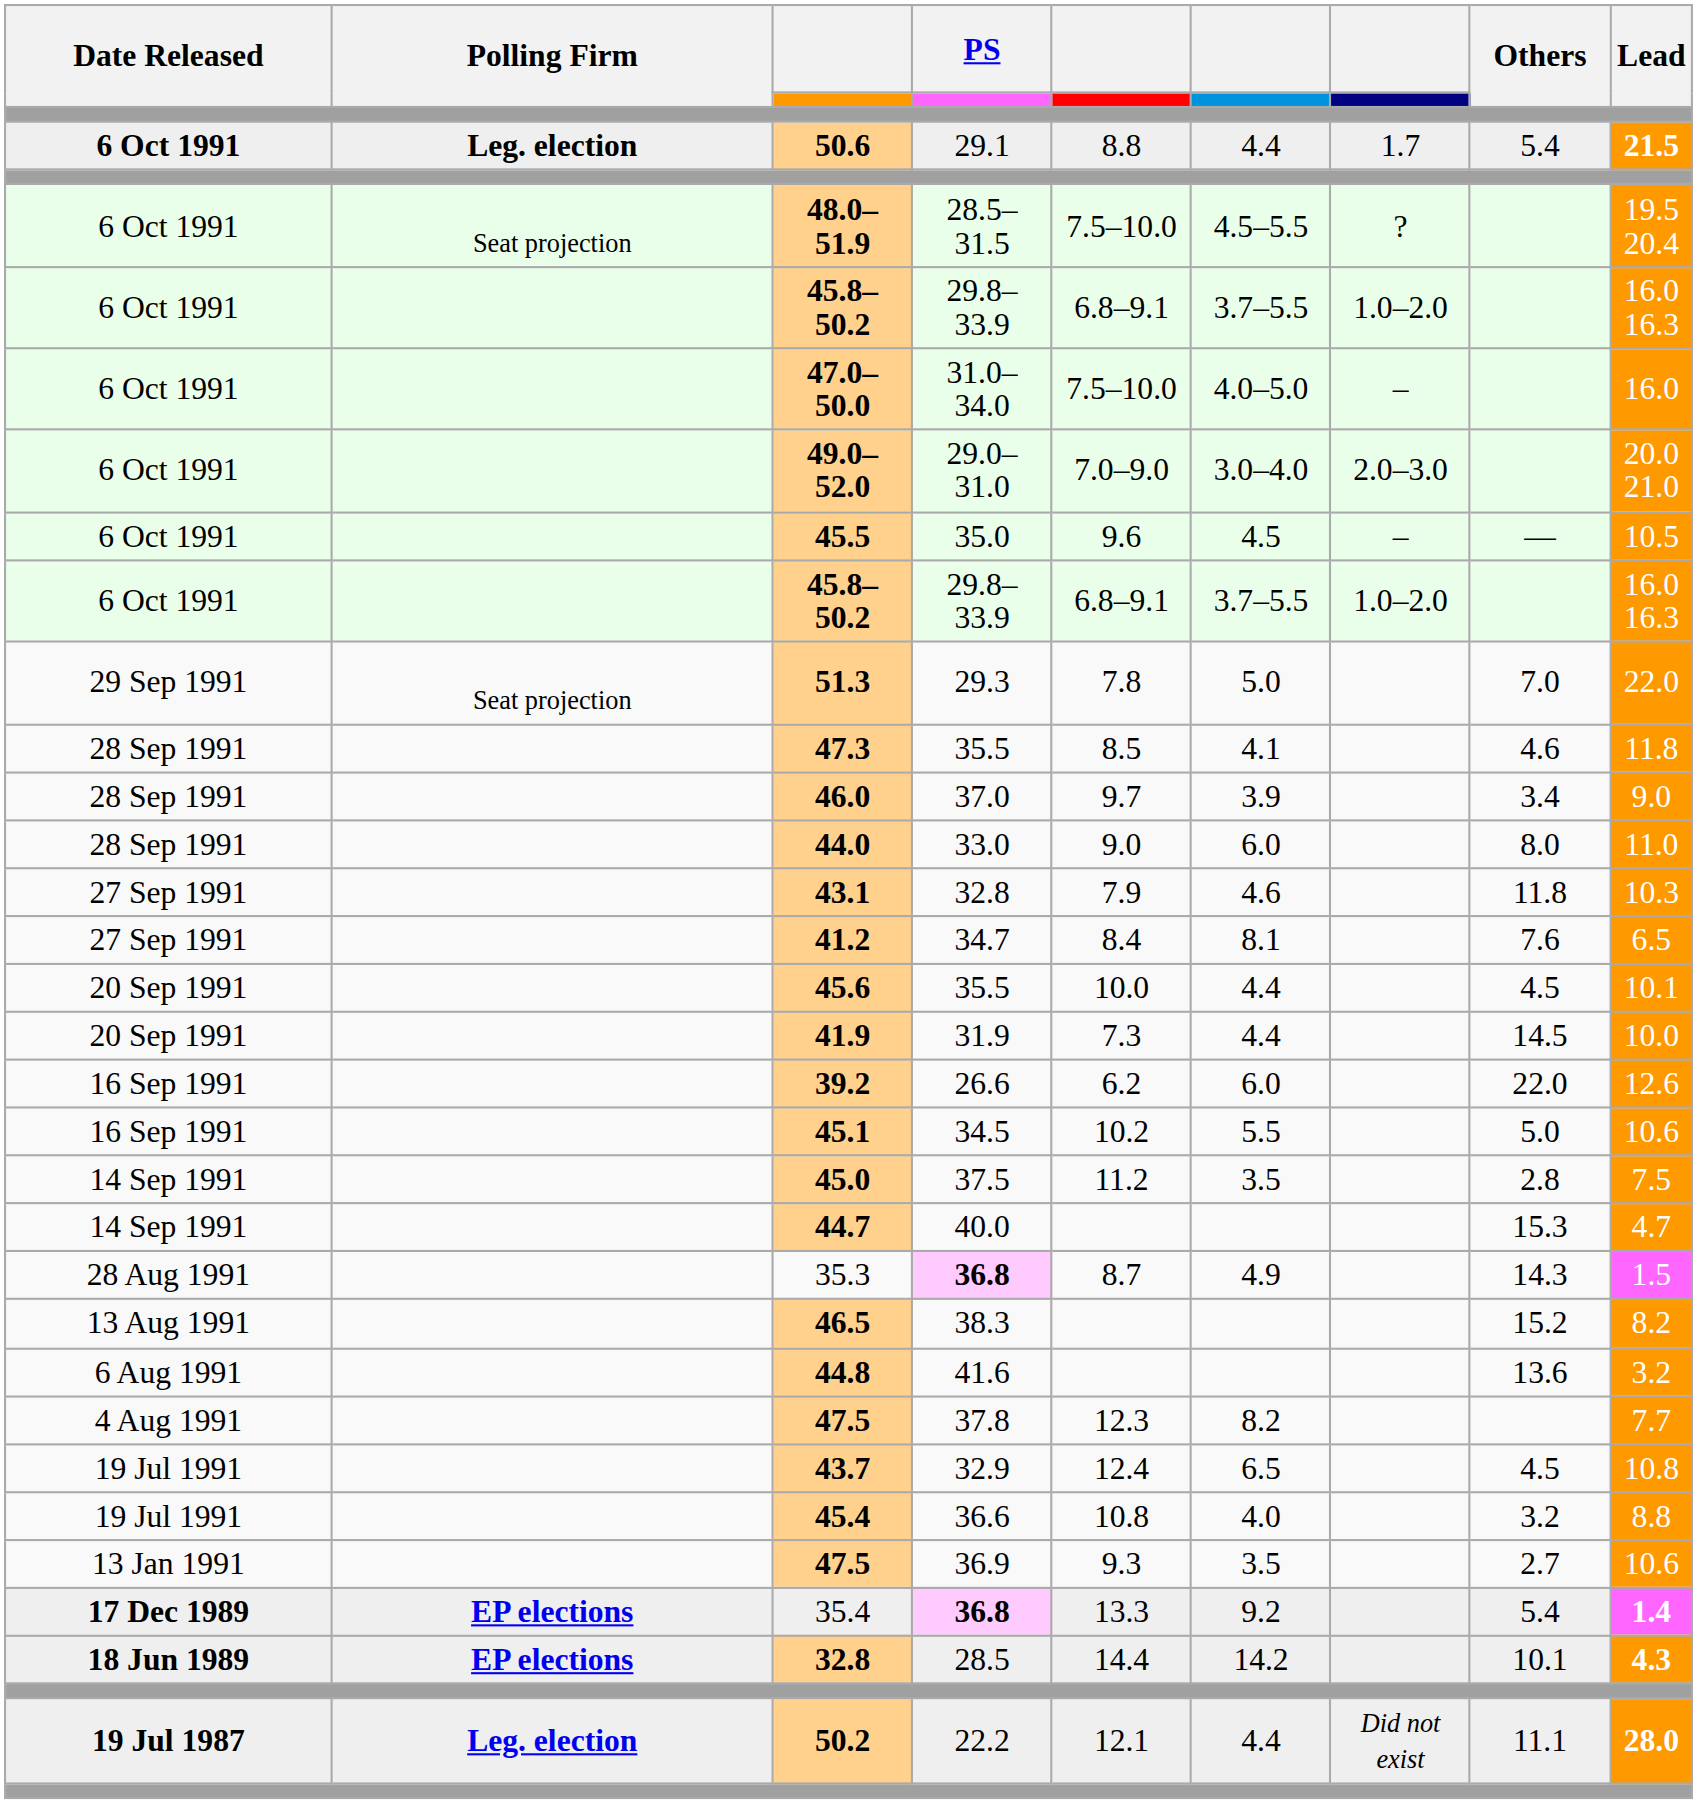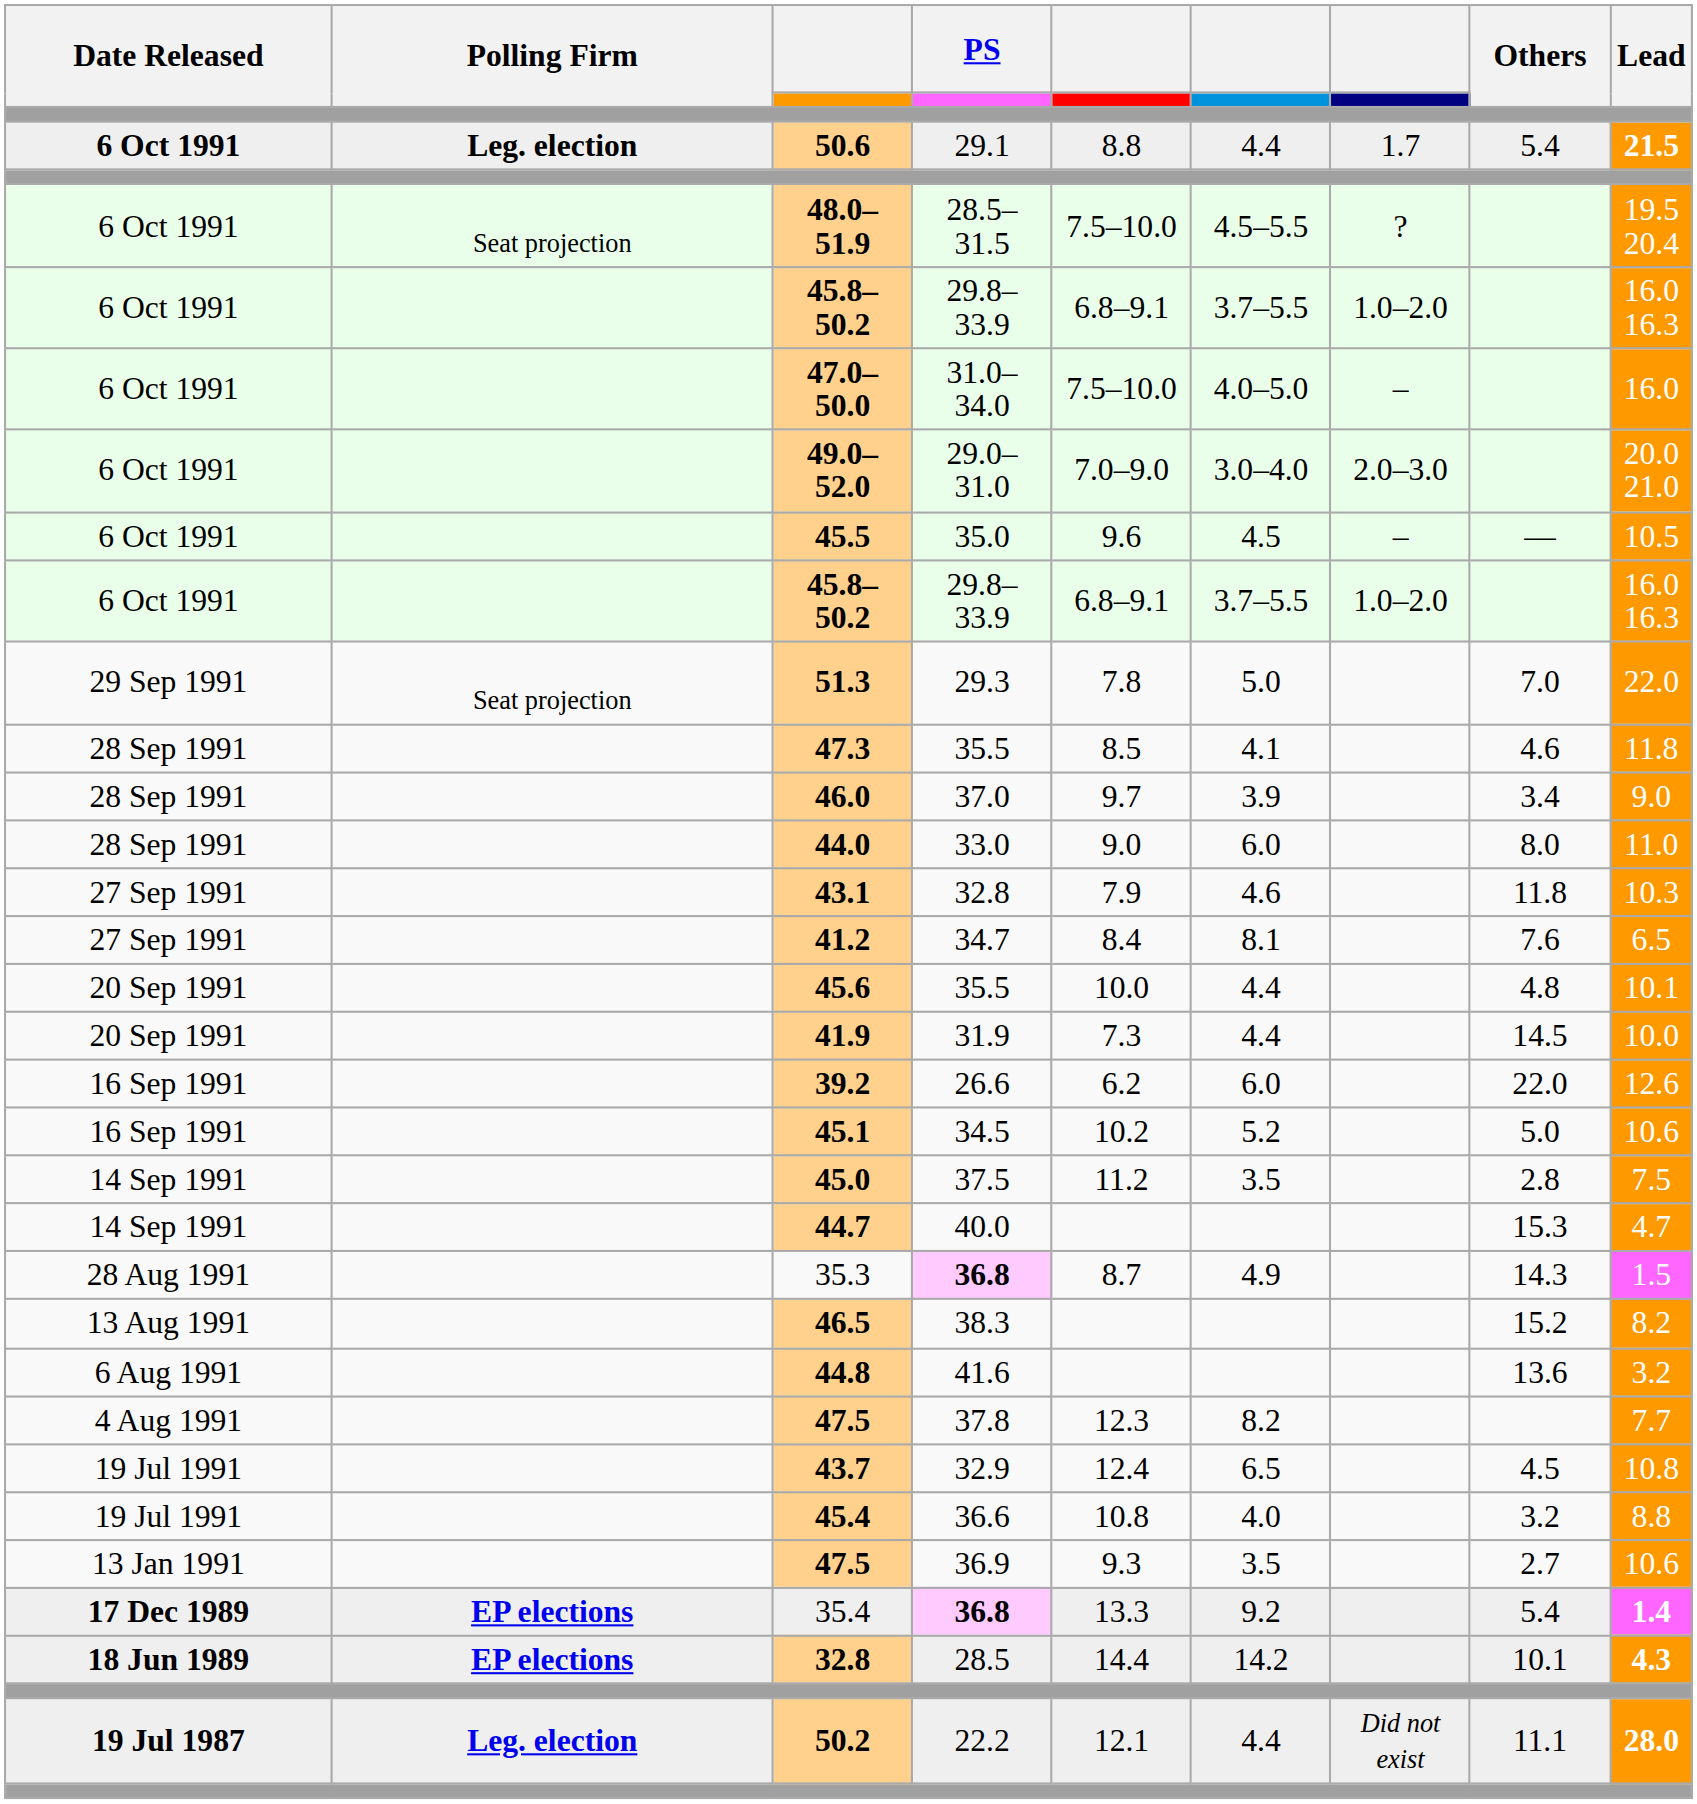(1540, 987) 4.5 -> (1540, 987) 4.8
(1261, 1131) 5.5 -> (1261, 1131) 5.2
